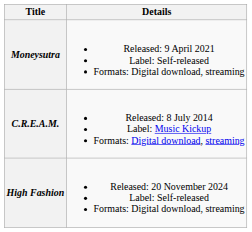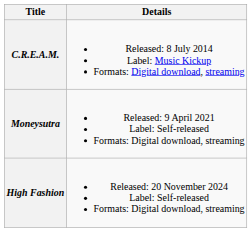rows swapped: (35, 123) <-> (35, 54)
